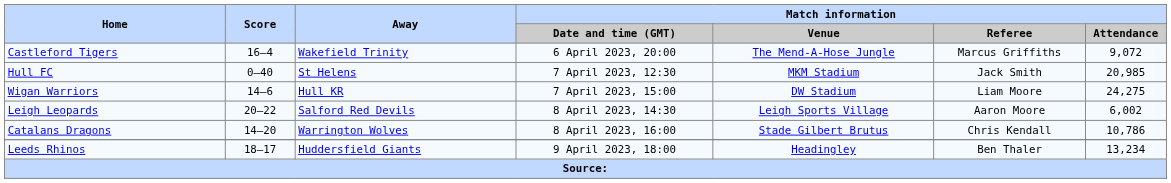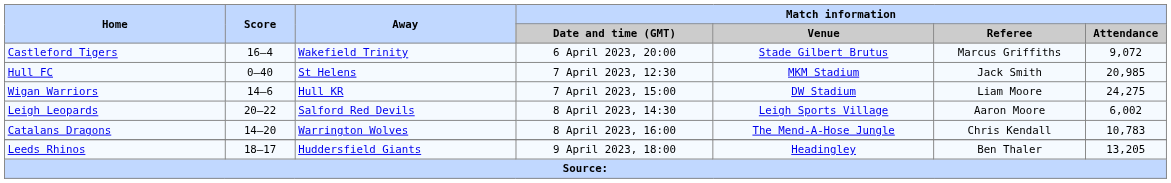(824, 53) The Mend-A-Hose Jungle -> (824, 53) Stade Gilbert Brutus
(824, 130) Stade Gilbert Brutus -> (824, 130) The Mend-A-Hose Jungle
(1126, 130) 10,786 -> (1126, 130) 10,783
(1126, 149) 13,234 -> (1126, 149) 13,205
